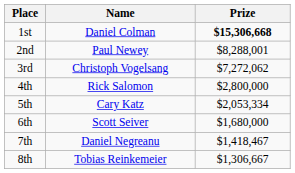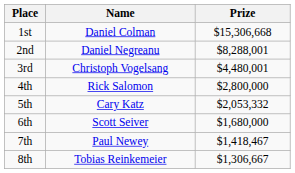(243, 31) bold -> (243, 31) normal
(120, 50) Paul Newey -> (120, 50) Daniel Negreanu
(243, 68) $7,272,062 -> (243, 68) $4,480,001
(243, 104) $2,053,334 -> (243, 104) $2,053,332
(120, 141) Daniel Negreanu -> (120, 141) Paul Newey
